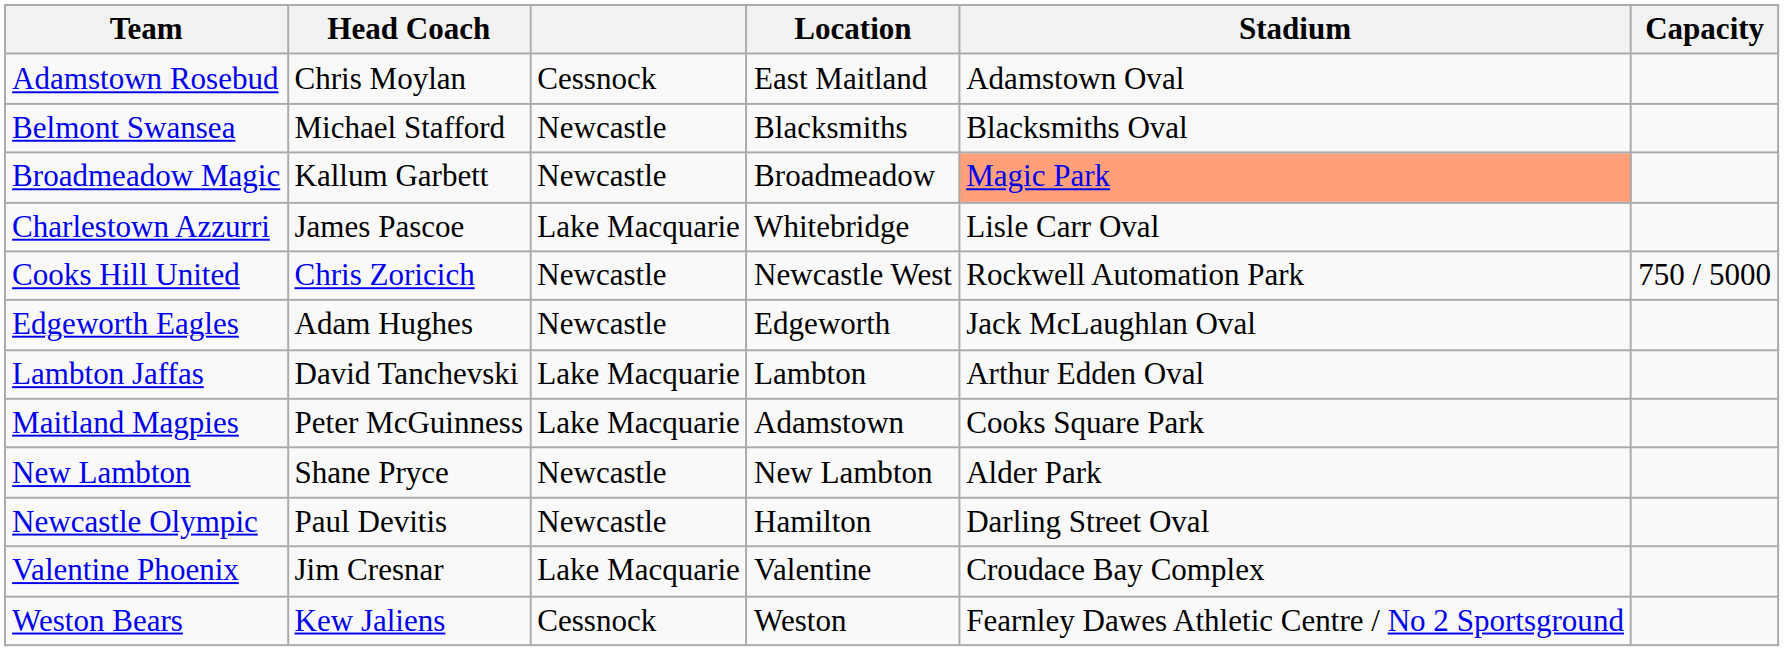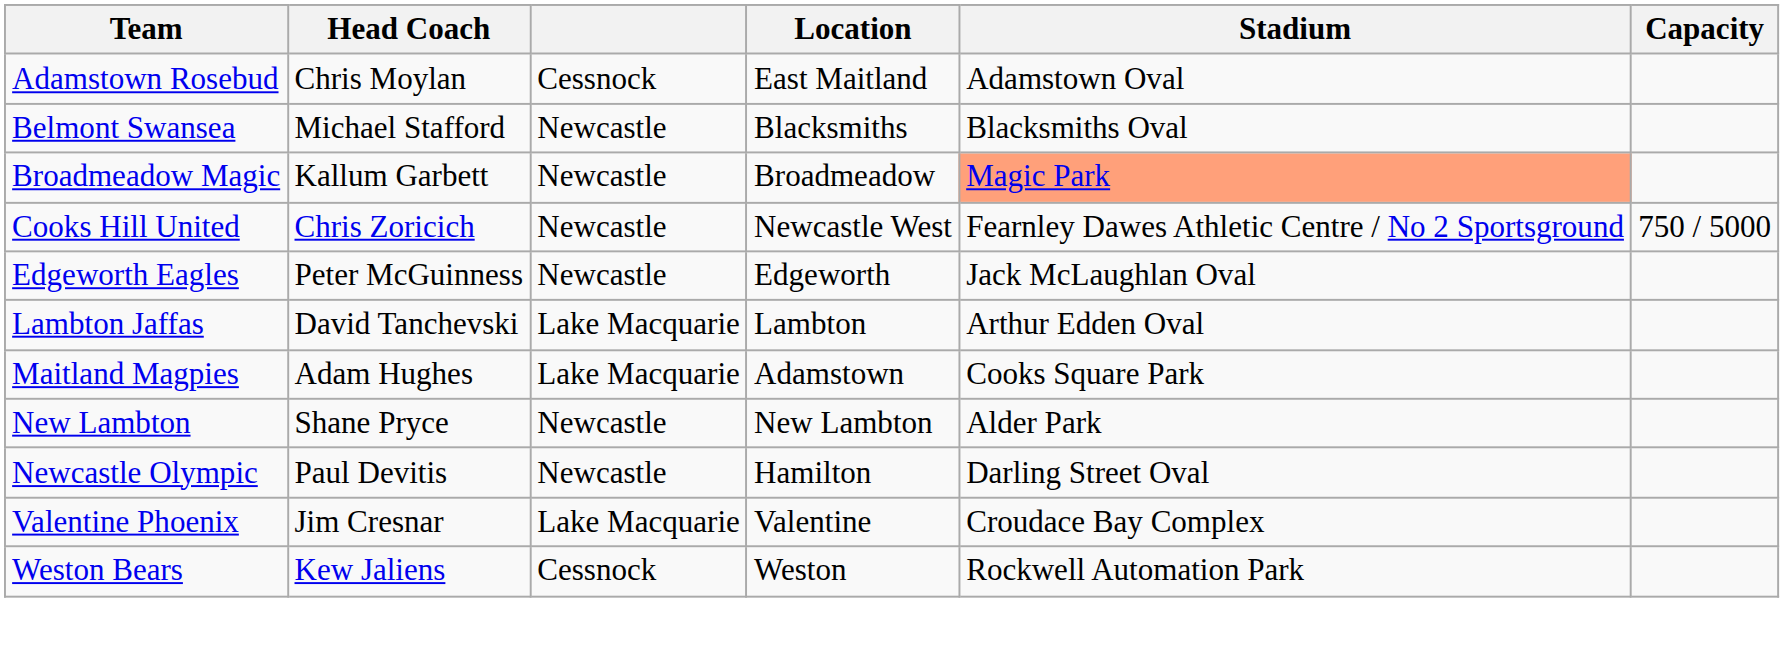- row: (141, 226)
(1135, 275) Rockwell Automation Park -> (1295, 226) Fearnley Dawes Athletic Centre / No 2 Sportsground
(384, 324) Adam Hughes -> (409, 275) Peter McGuinness
(409, 422) Peter McGuinness -> (384, 373) Adam Hughes
(1295, 619) Fearnley Dawes Athletic Centre / No 2 Sportsground -> (1135, 570) Rockwell Automation Park
